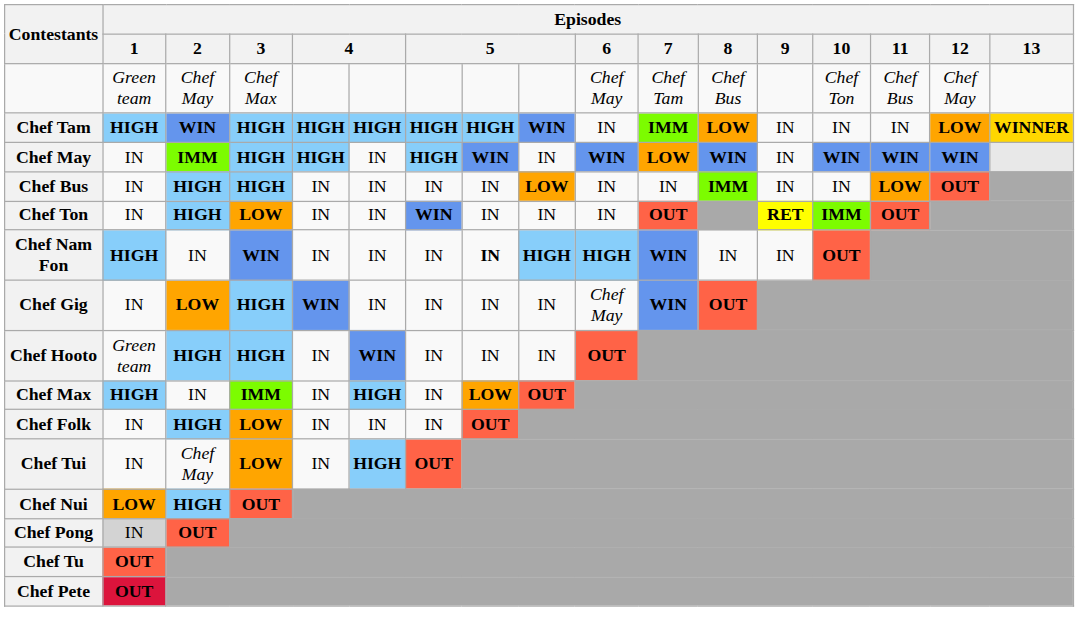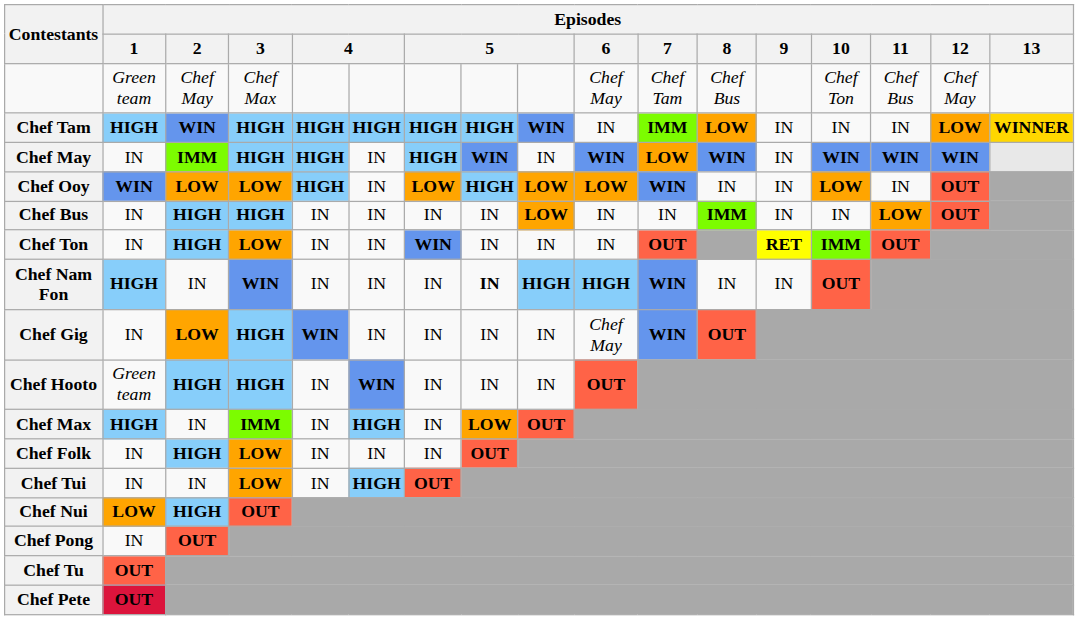+ row: (54, 186)
(197, 464) Chef May -> (197, 482) IN
(134, 533) lightgrey background -> (134, 541) no background
